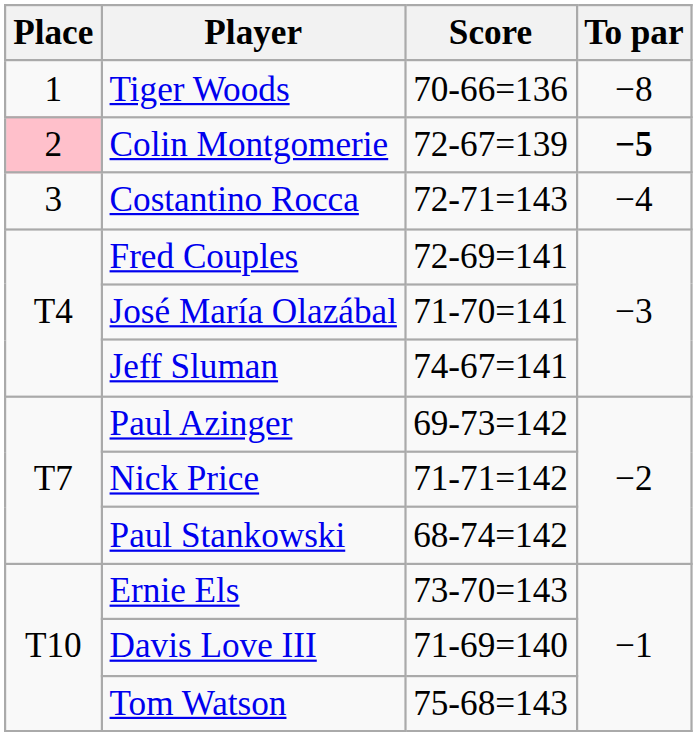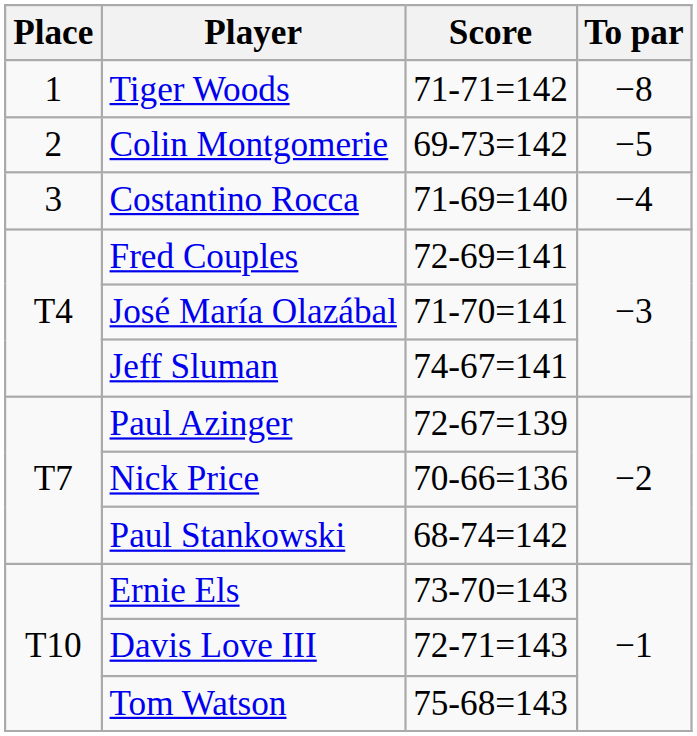(491, 88) 70-66=136 -> (491, 88) 71-71=142
(53, 144) pink background -> (53, 144) no background
(491, 144) 72-67=139 -> (491, 144) 69-73=142
(634, 144) bold -> (634, 144) normal
(491, 199) 72-71=143 -> (491, 199) 71-69=140
(491, 423) 69-73=142 -> (491, 423) 72-67=139
(491, 479) 71-71=142 -> (491, 479) 70-66=136
(491, 646) 71-69=140 -> (491, 646) 72-71=143
